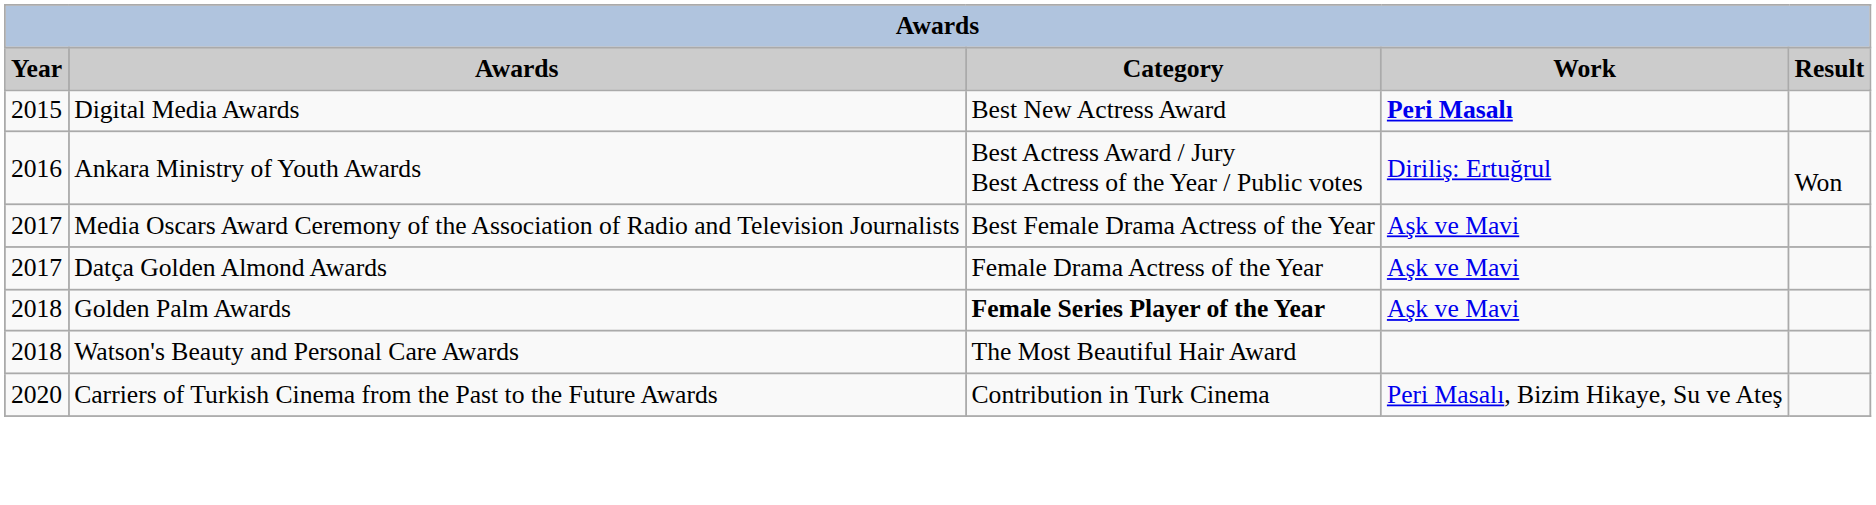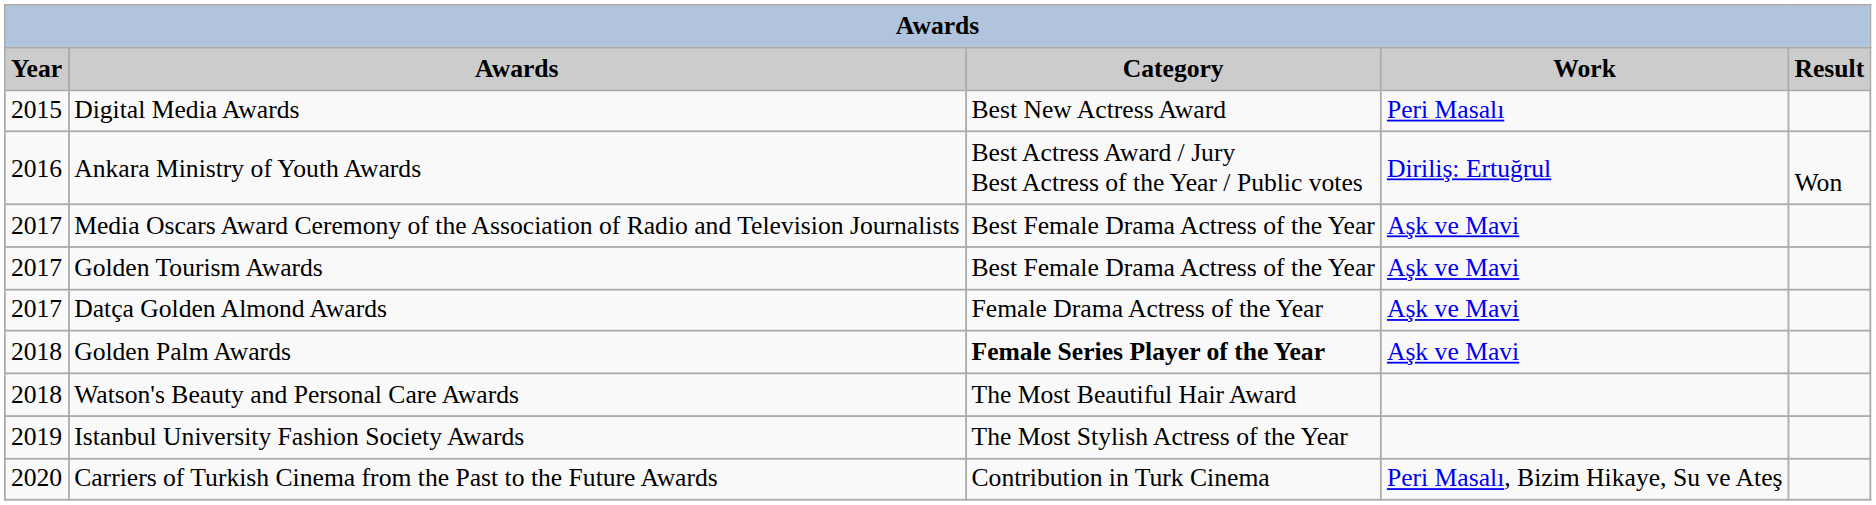(1450, 110) bold -> (1446, 110) normal
+ row: (198, 267)
+ row: (299, 436)
